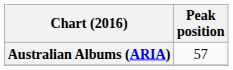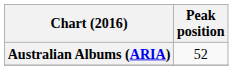(201, 53) 57 -> (201, 53) 52
